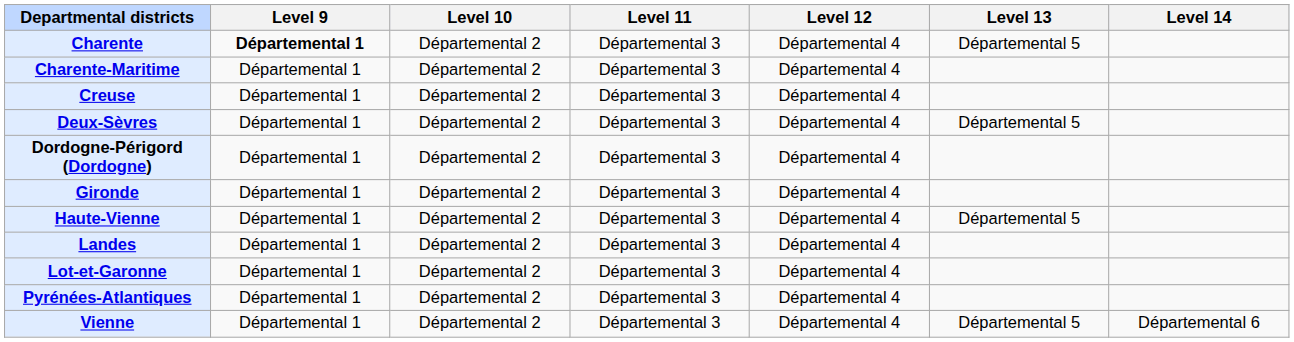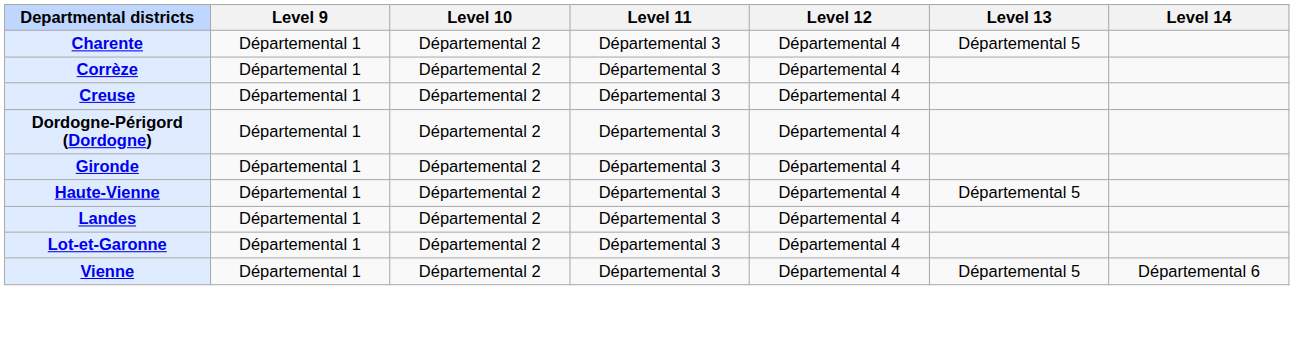(300, 43) bold -> (300, 43) normal
- row: (107, 69)
+ row: (107, 69)
- row: (107, 122)
- row: (107, 297)
